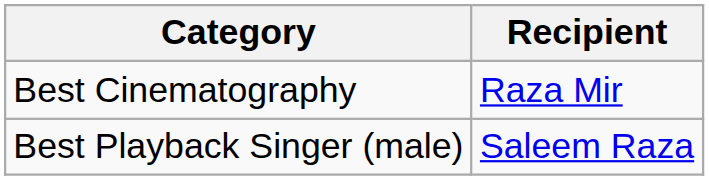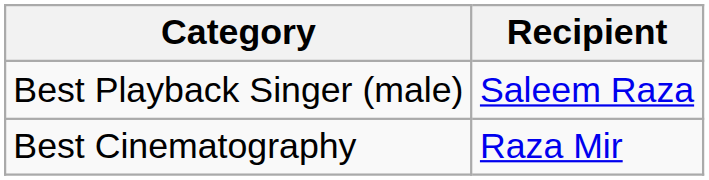rows swapped: (185, 89) <-> (238, 145)
